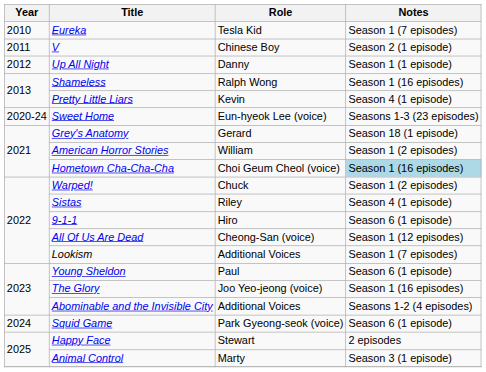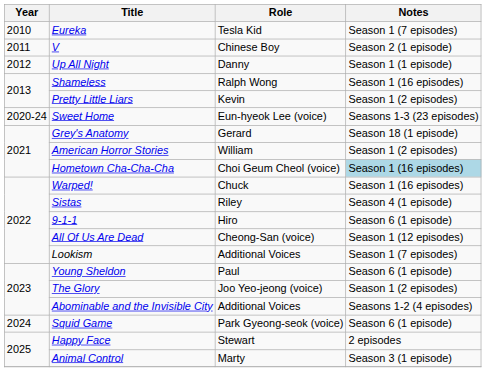(400, 99) Season 4 (1 episode) -> (403, 99) Season 1 (2 episodes)
(403, 185) Season 1 (2 episodes) -> (406, 185) Season 1 (16 episodes)
(406, 289) Season 1 (16 episodes) -> (403, 289) Season 1 (2 episodes)
